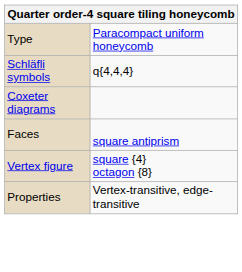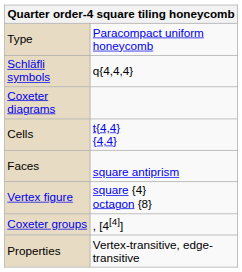+ row: (20, 134)
+ row: (47, 224)
